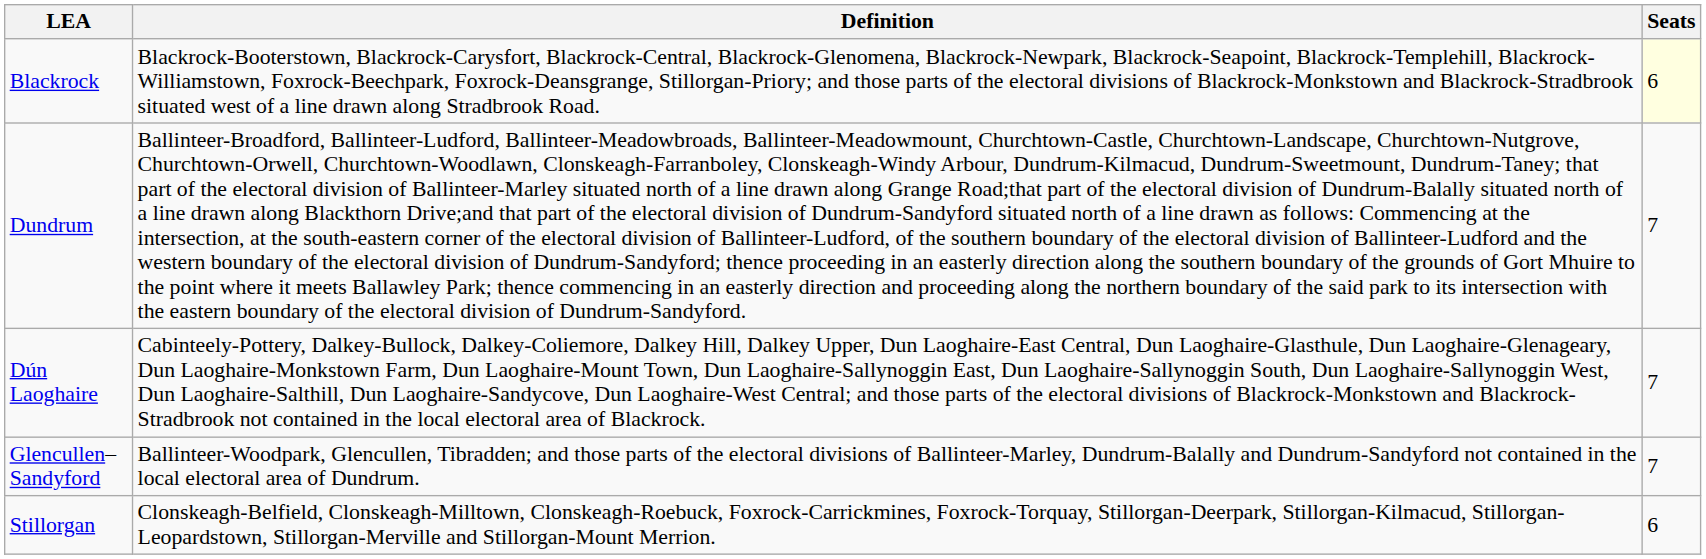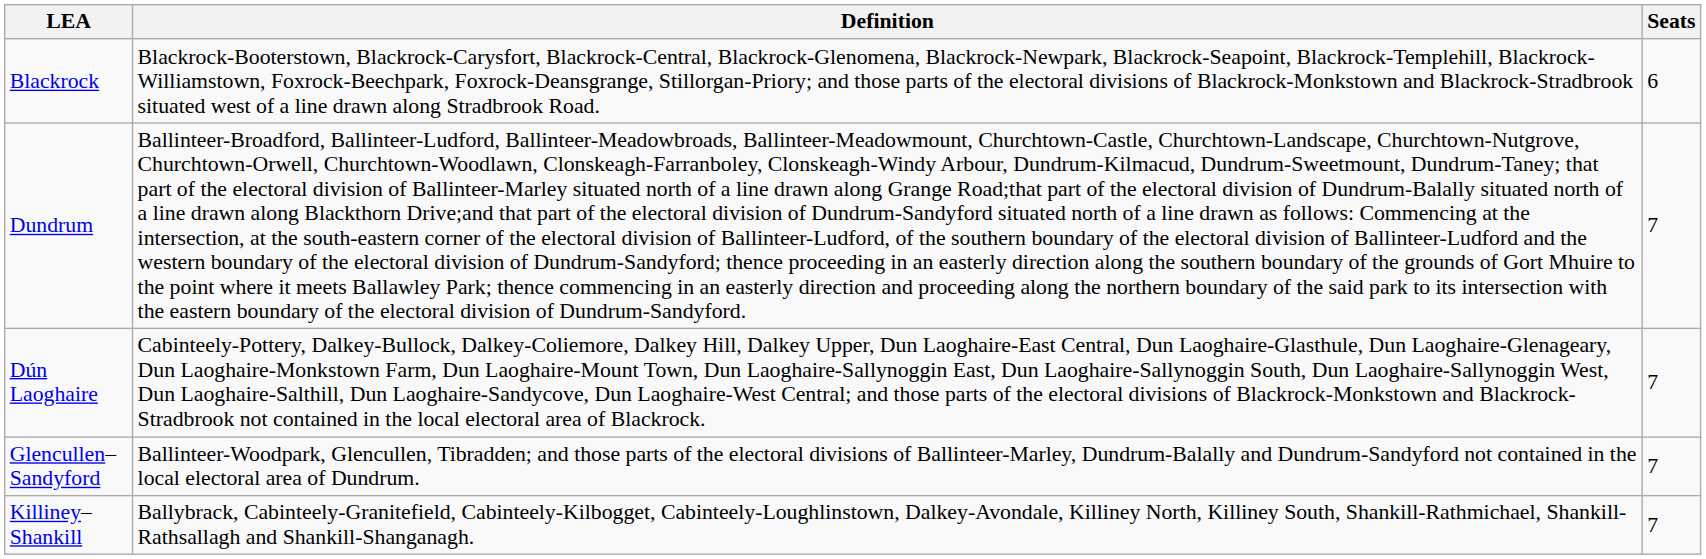(1653, 80) lightyellow background -> (1653, 80) no background
+ row: (51, 524)
- row: (52, 524)
